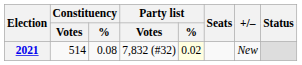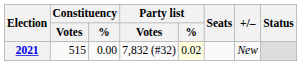(77, 50) 514 -> (77, 50) 515
(107, 50) 0.08 -> (107, 50) 0.00
